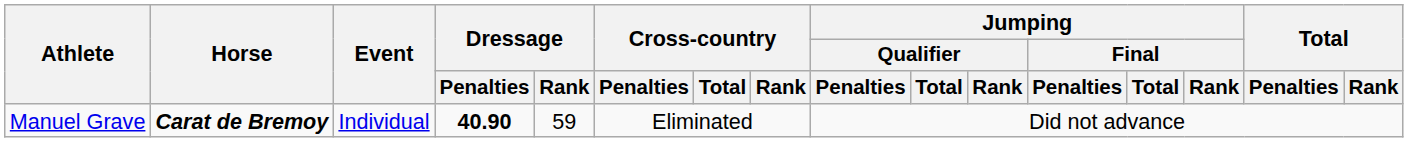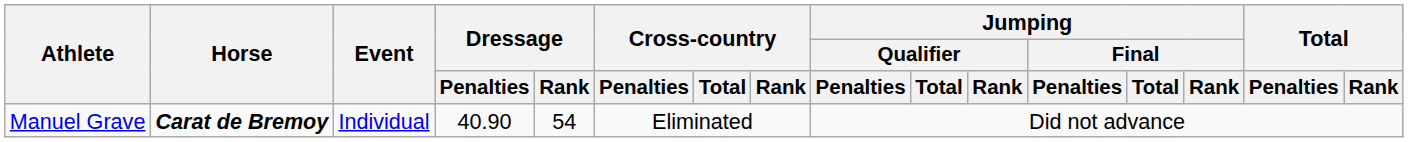(485, 121) bold -> (485, 121) normal
(564, 121) 59 -> (564, 121) 54
